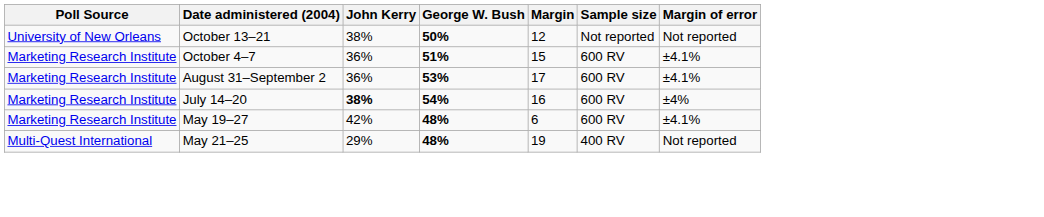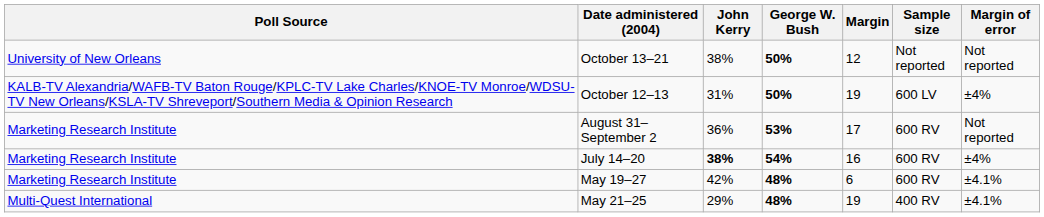+ row: (625, 94)
- row: (219, 57)
(681, 78) ±4.1% -> (989, 130) Not reported
(700, 141) Not reported -> (983, 201) ±4.1%
